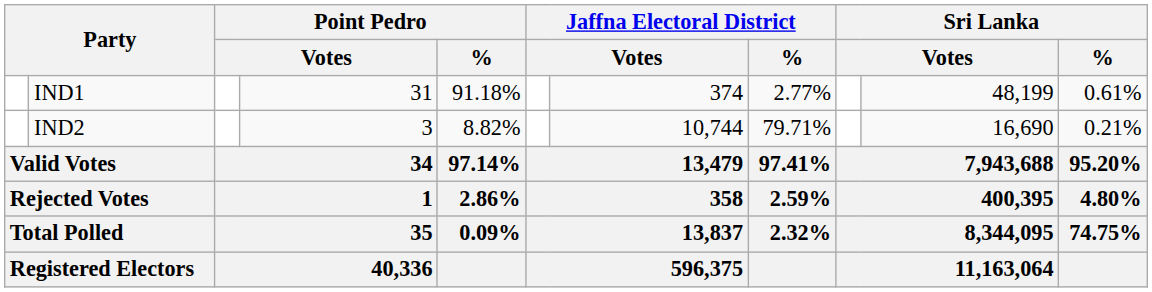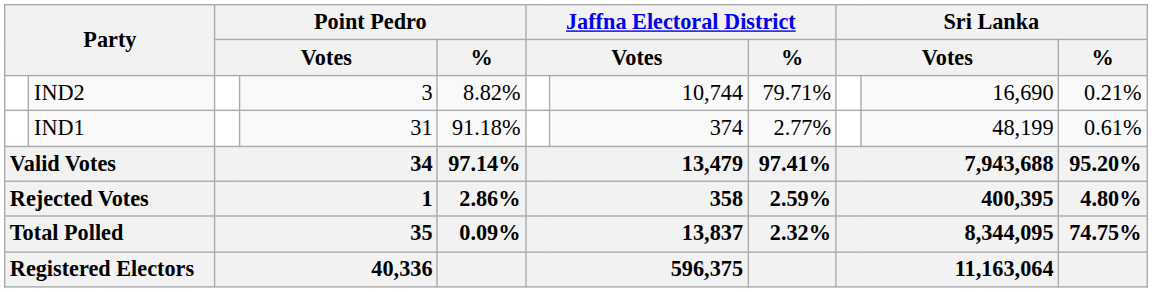rows swapped: (59, 92) <-> (59, 127)
